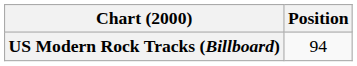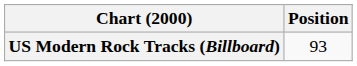(318, 46) 94 -> (318, 46) 93
